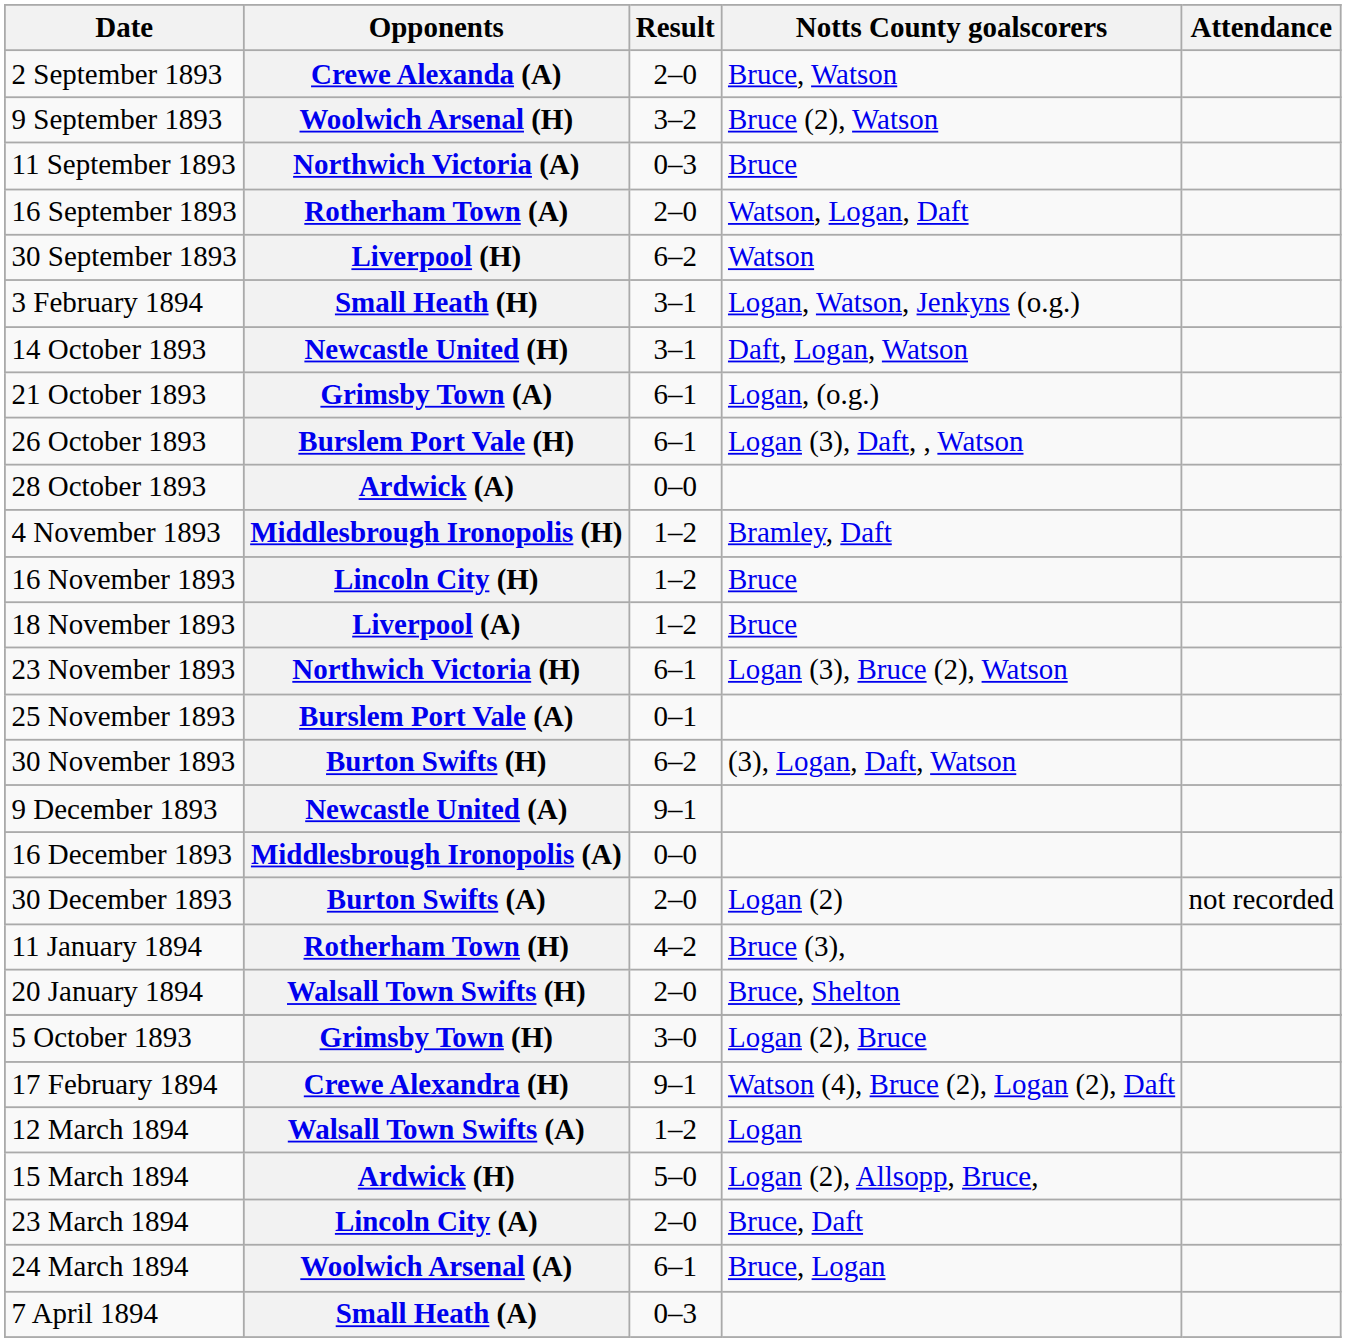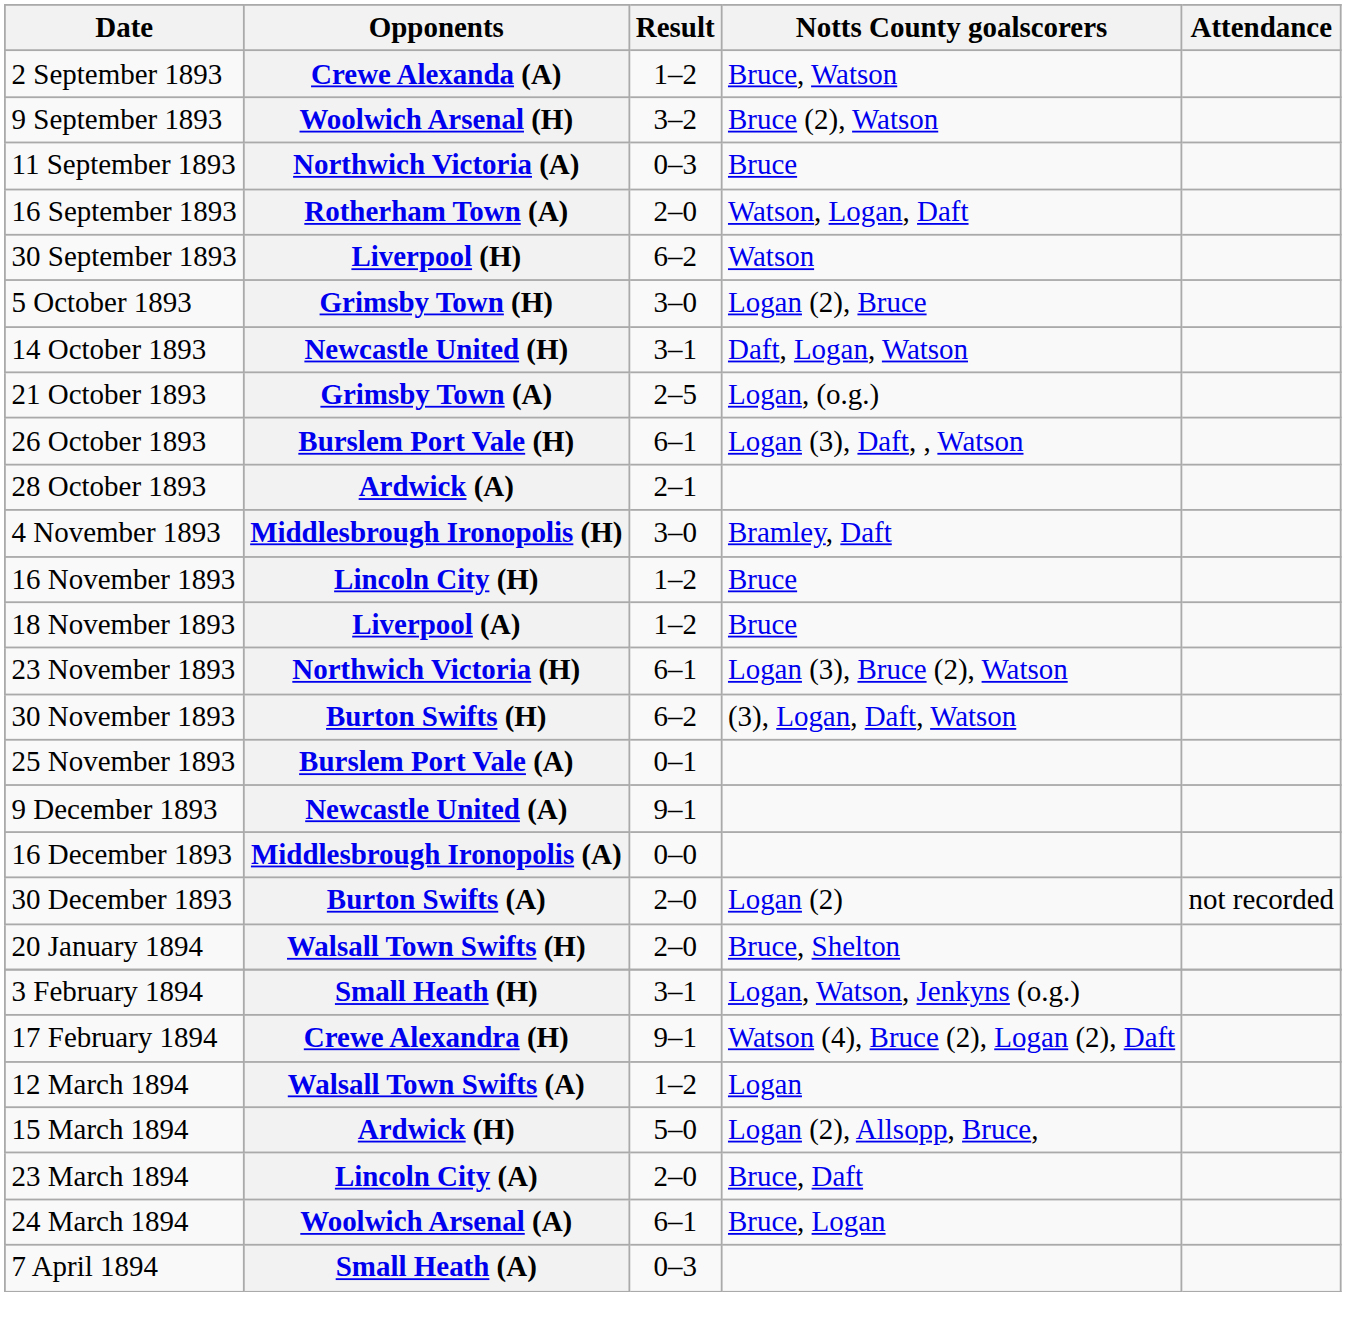(675, 73) 2–0 -> (675, 73) 1–2
rows swapped: (436, 1037) <-> (436, 303)
(675, 394) 6–1 -> (675, 394) 2–5
(675, 486) 0–0 -> (675, 486) 2–1
(675, 532) 1–2 -> (675, 532) 3–0
rows swapped: (436, 716) <-> (436, 762)
- row: (436, 946)
